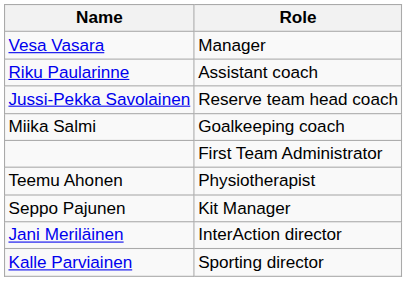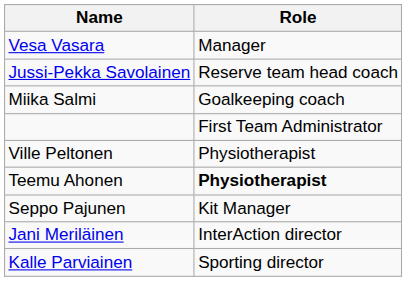- row: (69, 72)
+ row: (61, 153)
(257, 180) normal -> (262, 180) bold
